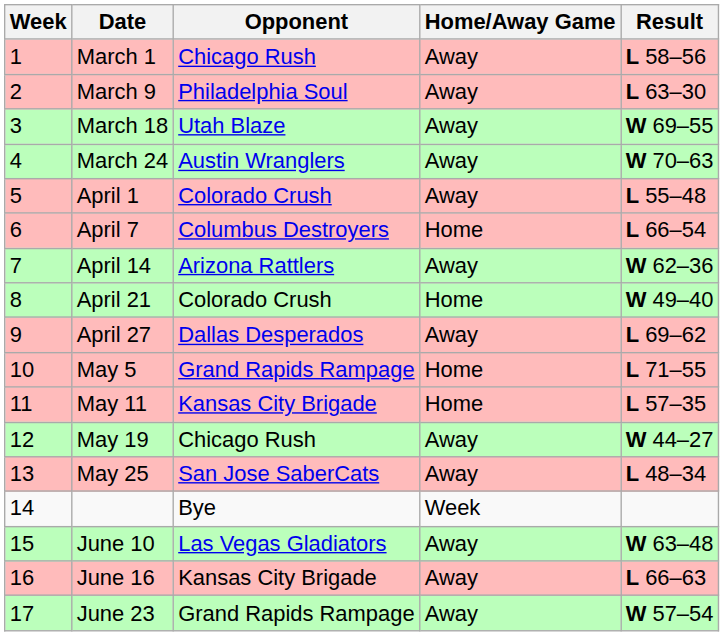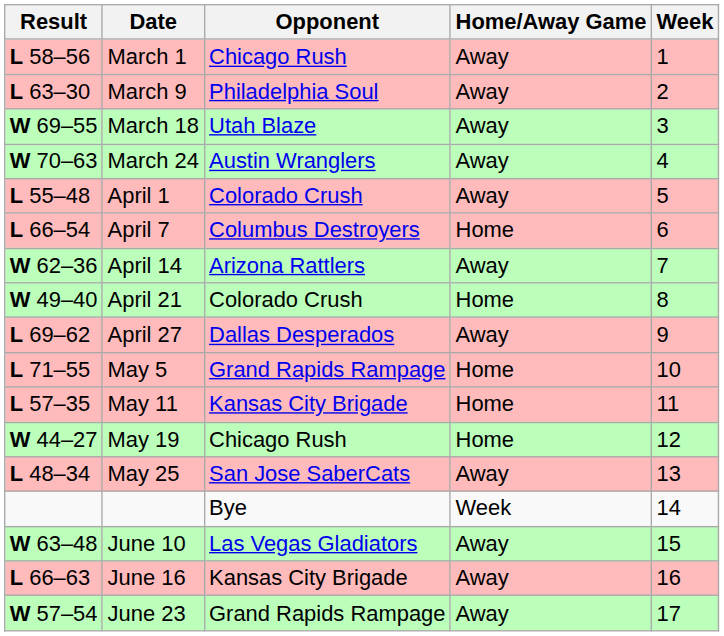columns swapped: (38, 21) <-> (670, 21)
(451, 439) Away -> (485, 439) Home
